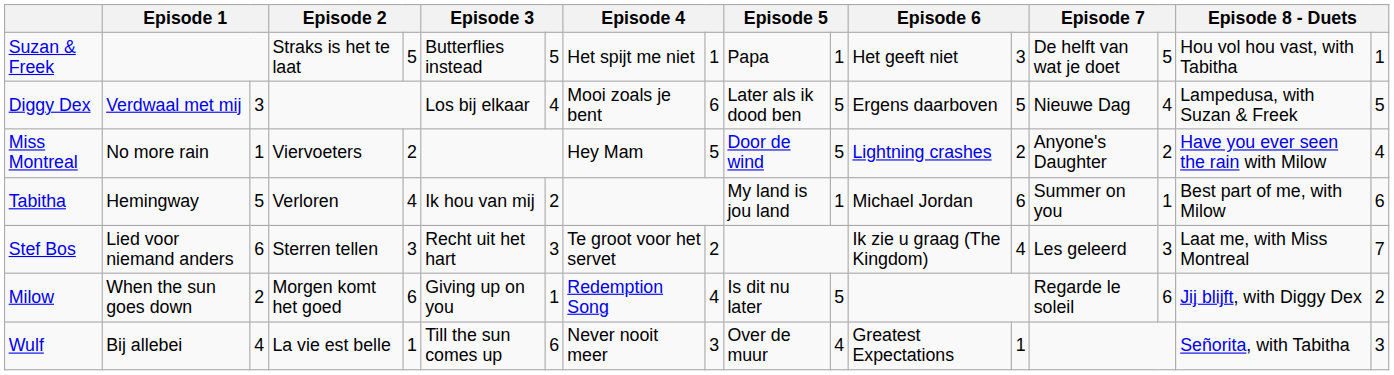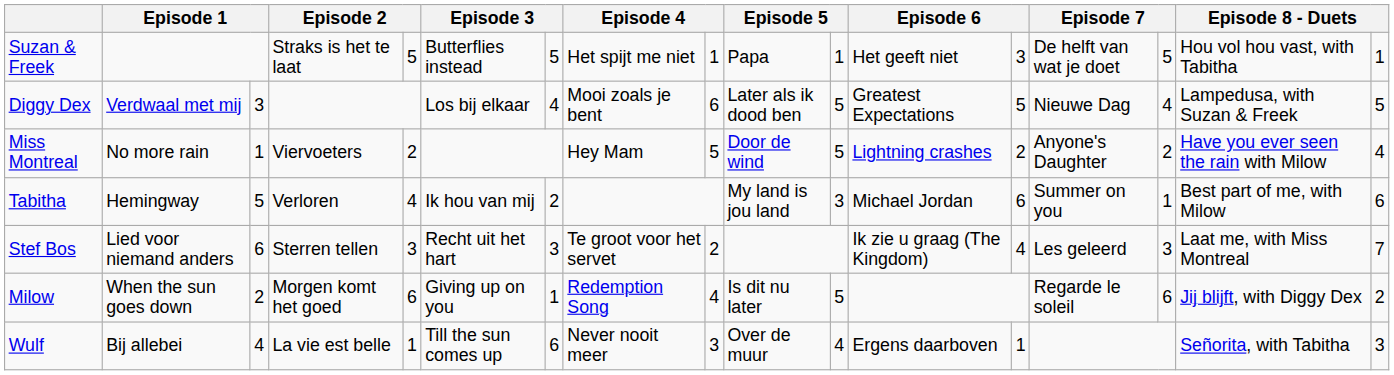(925, 104) Ergens daarboven -> (903, 104) Greatest Expectations
(839, 201) 1 -> (839, 201) 3
(903, 345) Greatest Expectations -> (925, 345) Ergens daarboven
